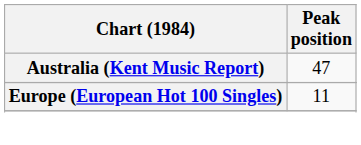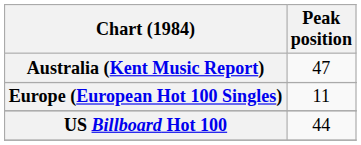+ row: (146, 125)
